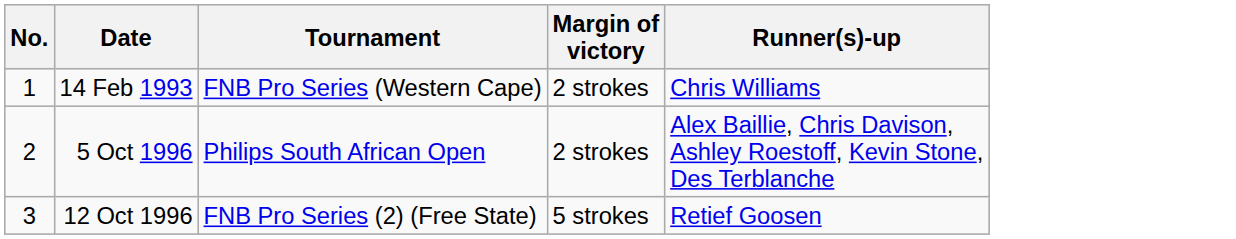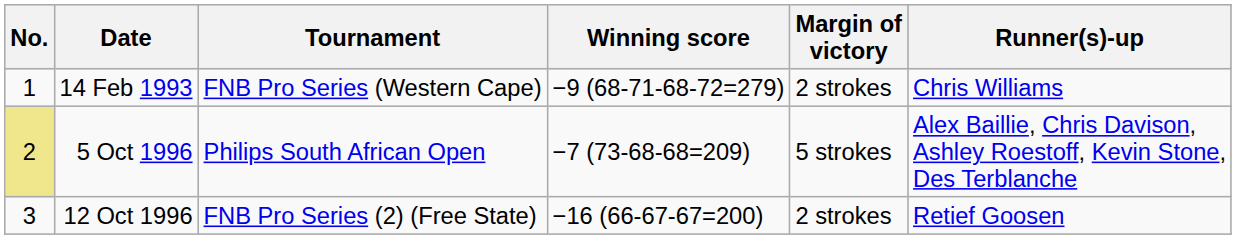+ column: (668, 37)
(29, 152) no background -> (29, 152) khaki background
(601, 152) 2 strokes -> (843, 152) 5 strokes
(601, 216) 5 strokes -> (843, 216) 2 strokes
